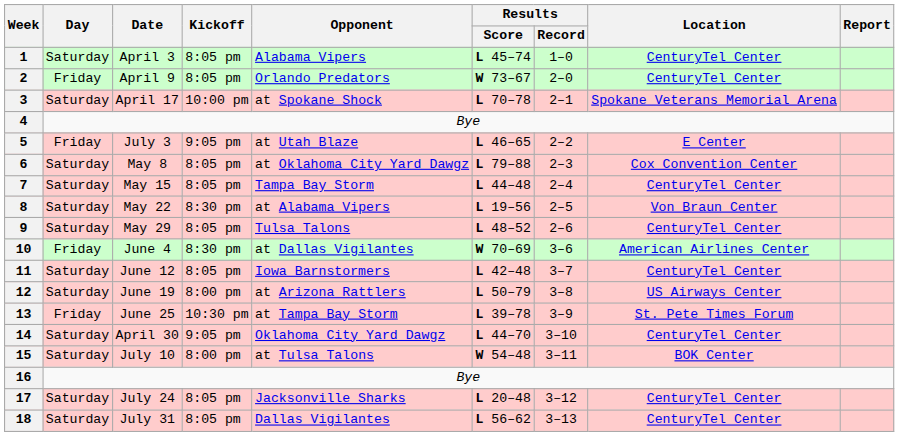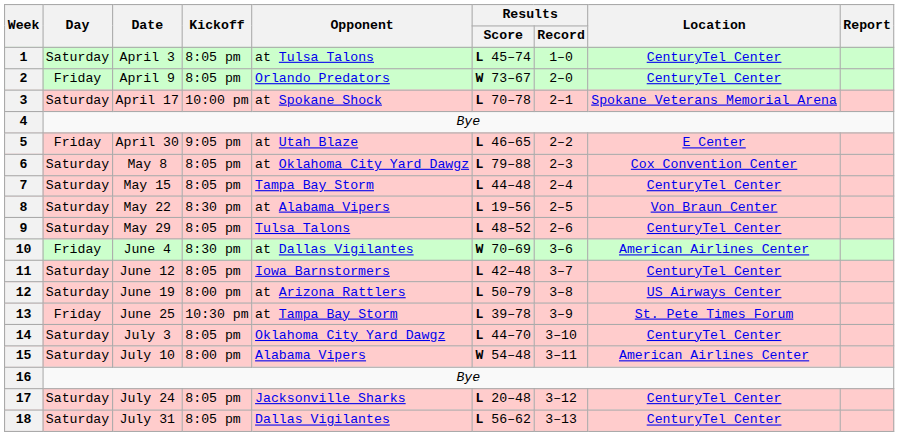(311, 58) Alabama Vipers -> (315, 58) at Tulsa Talons
(147, 144) July 3 -> (147, 144) April 30
(147, 336) April 30 -> (147, 336) July 3
(213, 336) 9:05 pm -> (213, 336) 8:05 pm
(315, 357) at Tulsa Talons -> (311, 357) Alabama Vipers
(714, 357) BOK Center -> (714, 357) American Airlines Center
